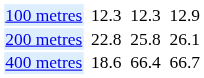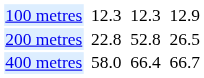(146, 39) 25.8 -> (146, 39) 52.8
(185, 39) 26.1 -> (185, 39) 26.5
(106, 62) 18.6 -> (106, 62) 58.0
